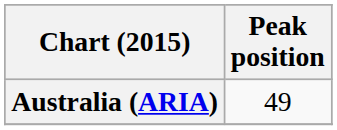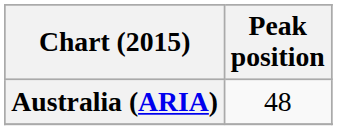(278, 101) 49 -> (278, 101) 48
